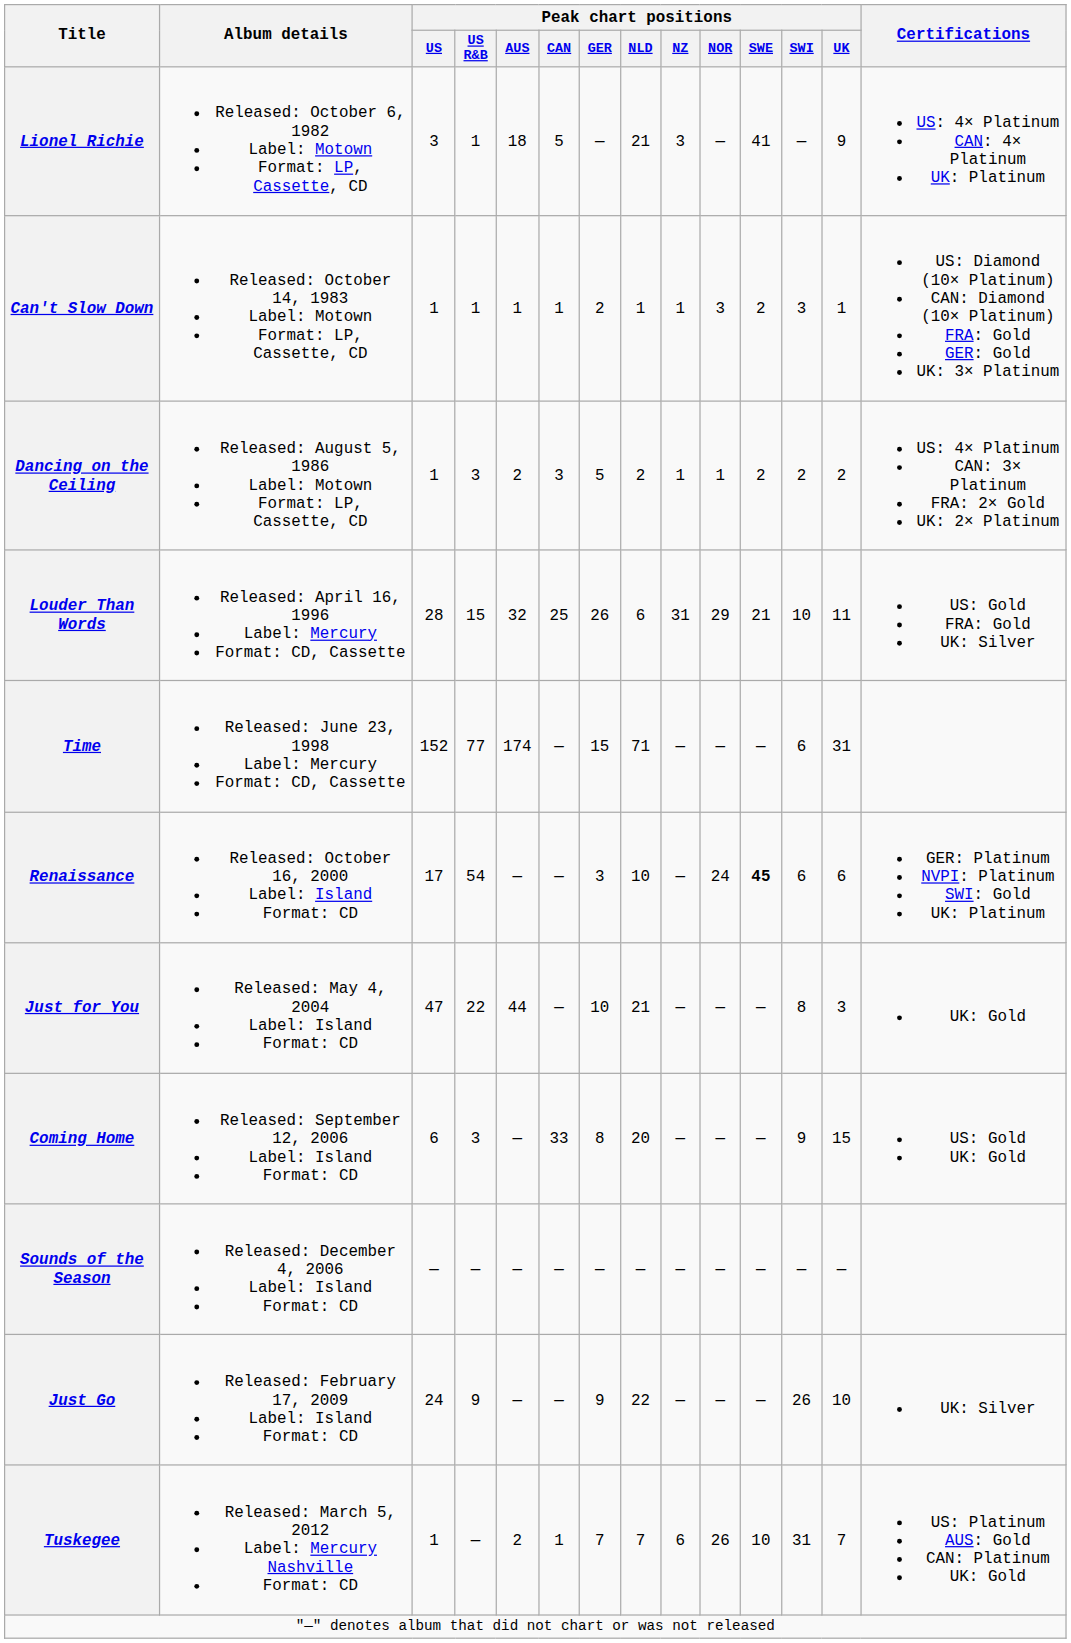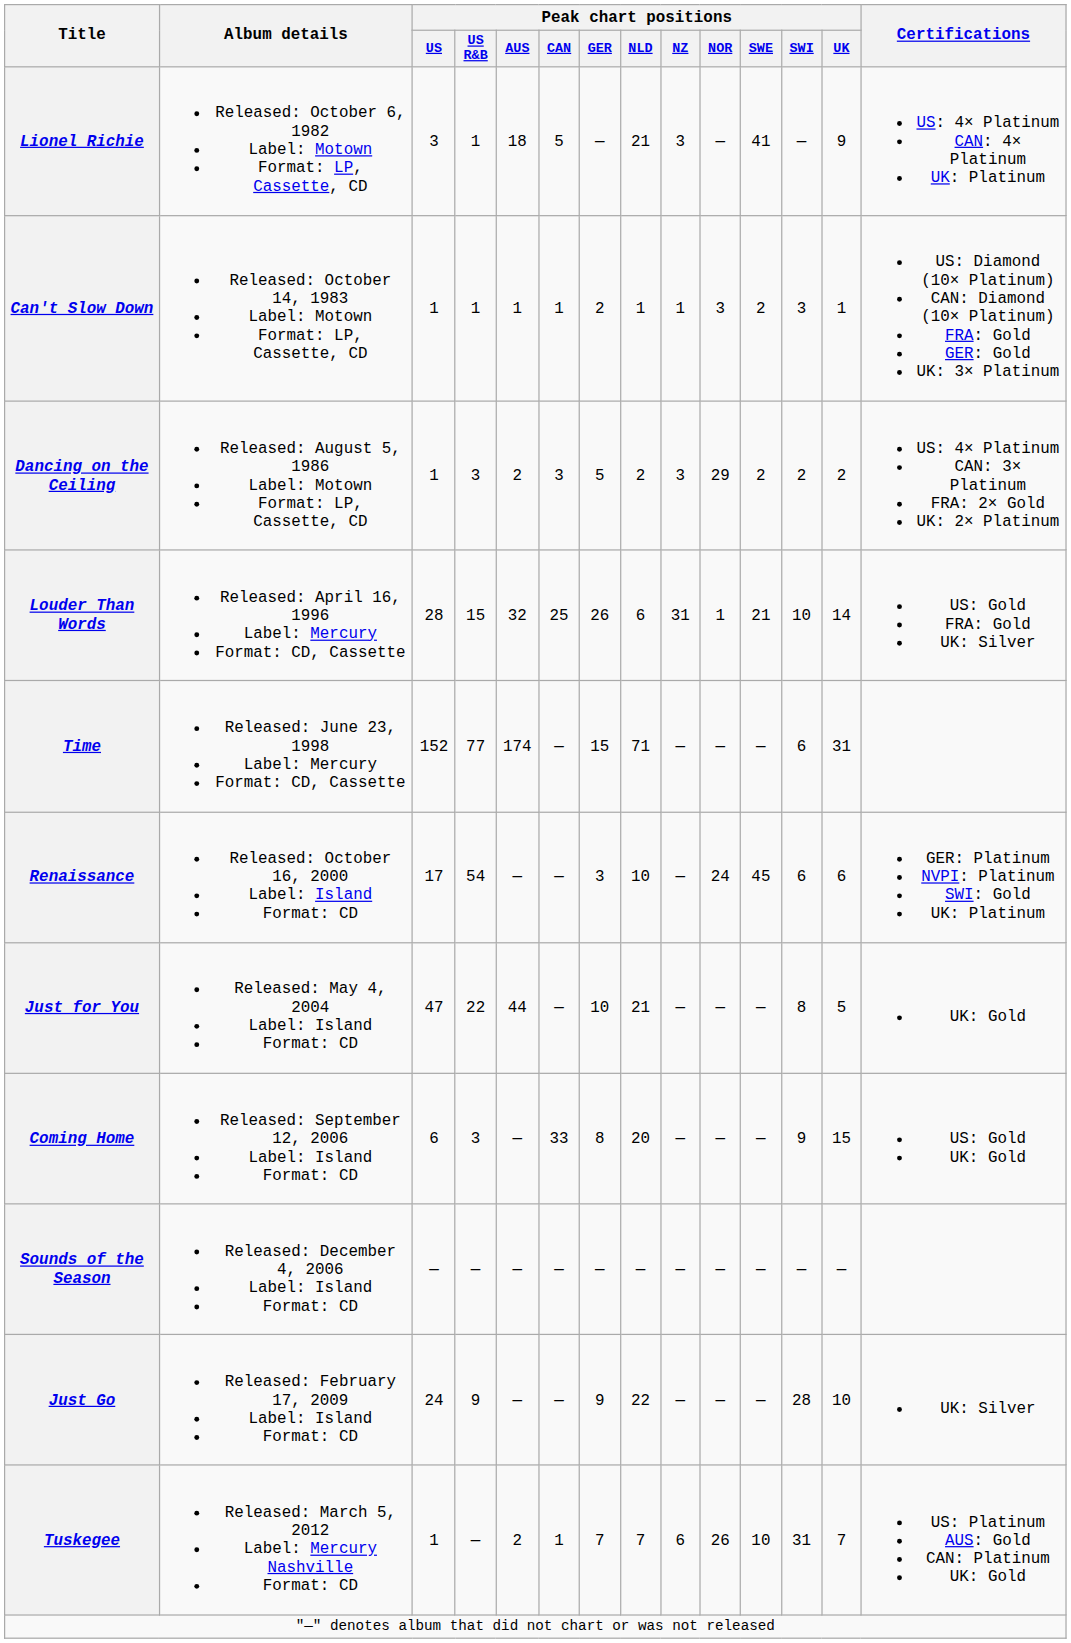(680, 476) 1 -> (680, 476) 3
(720, 476) 1 -> (720, 476) 29
(720, 616) 29 -> (720, 616) 1
(841, 616) 11 -> (841, 616) 14
(761, 877) bold -> (761, 877) normal
(841, 1008) 3 -> (841, 1008) 5
(802, 1400) 26 -> (802, 1400) 28
